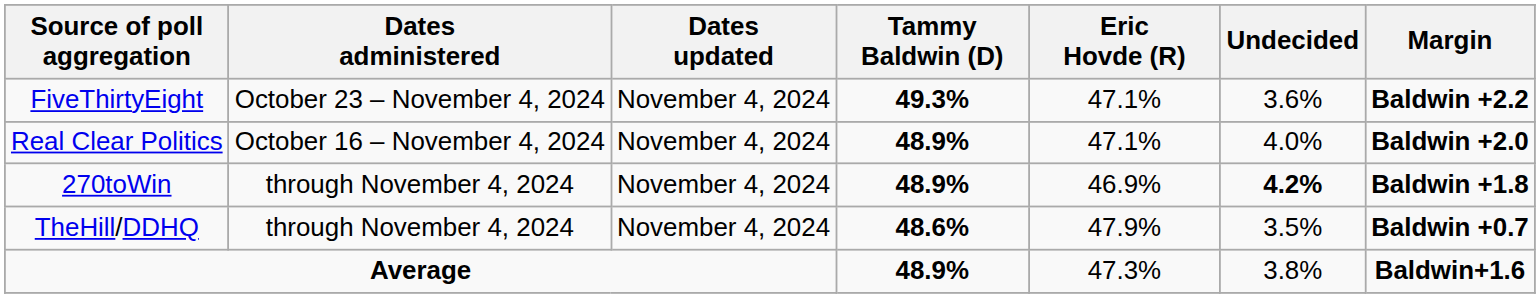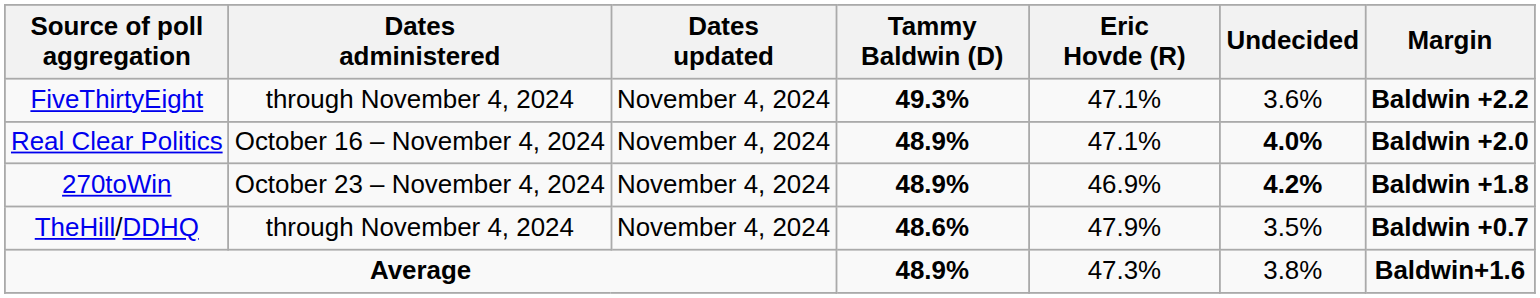(420, 99) October 23 – November 4, 2024 -> (420, 99) through November 4, 2024
(1293, 142) normal -> (1293, 142) bold
(420, 185) through November 4, 2024 -> (420, 185) October 23 – November 4, 2024
